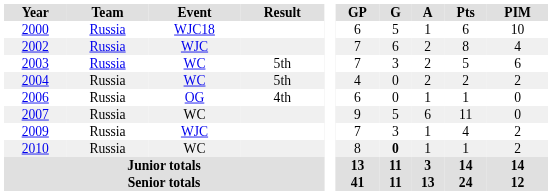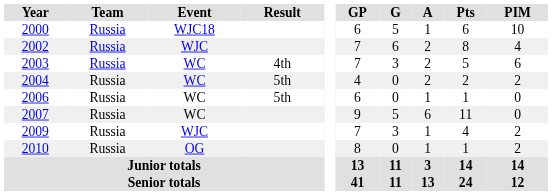(282, 63) 5th -> (282, 63) 4th
(194, 97) OG -> (195, 97) WC
(282, 97) 4th -> (282, 97) 5th
(195, 148) WC -> (194, 148) OG
(395, 148) bold -> (395, 148) normal
